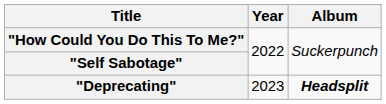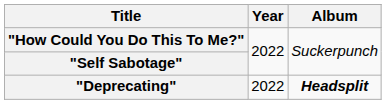(268, 87) 2023 -> (268, 87) 2022
